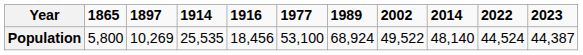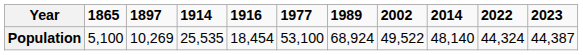(106, 38) 5,800 -> (106, 38) 5,100
(252, 38) 18,456 -> (252, 38) 18,454
(503, 38) 44,524 -> (503, 38) 44,324
